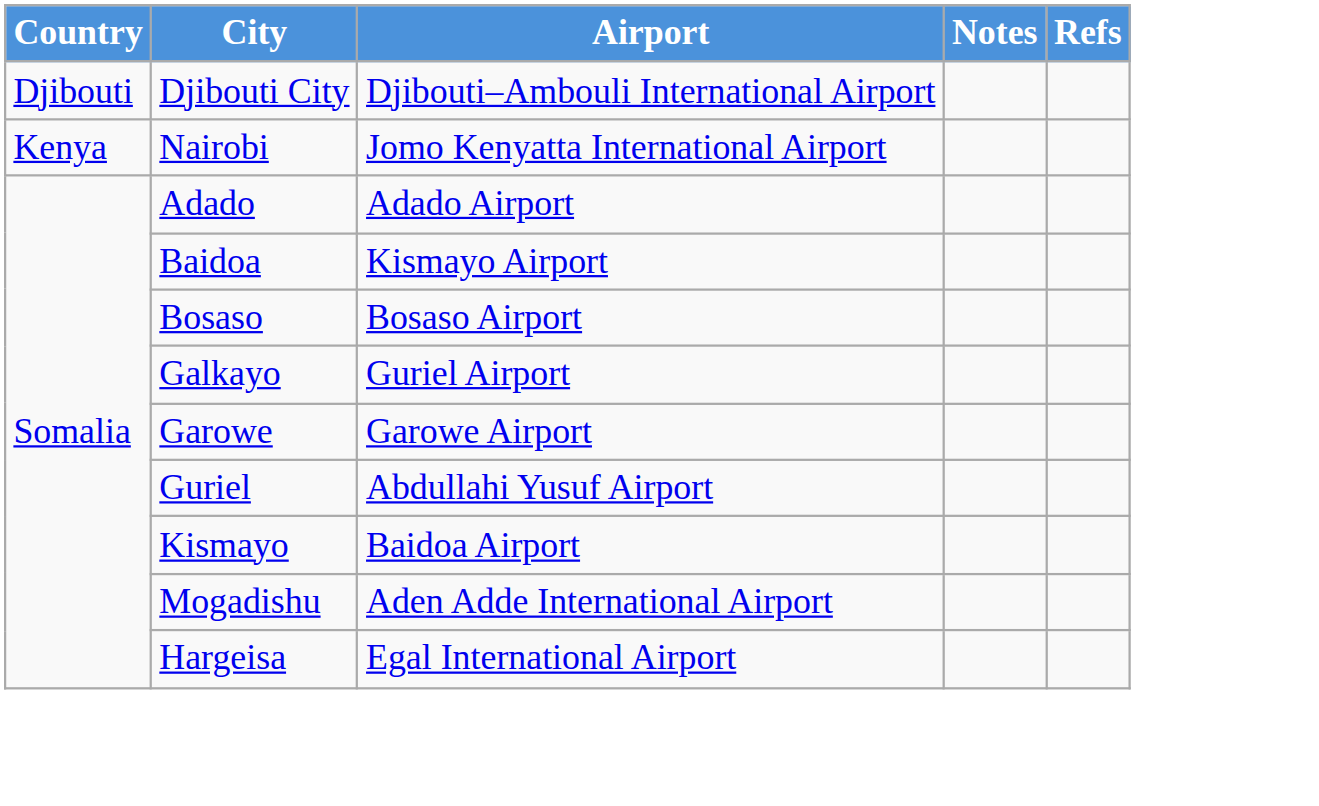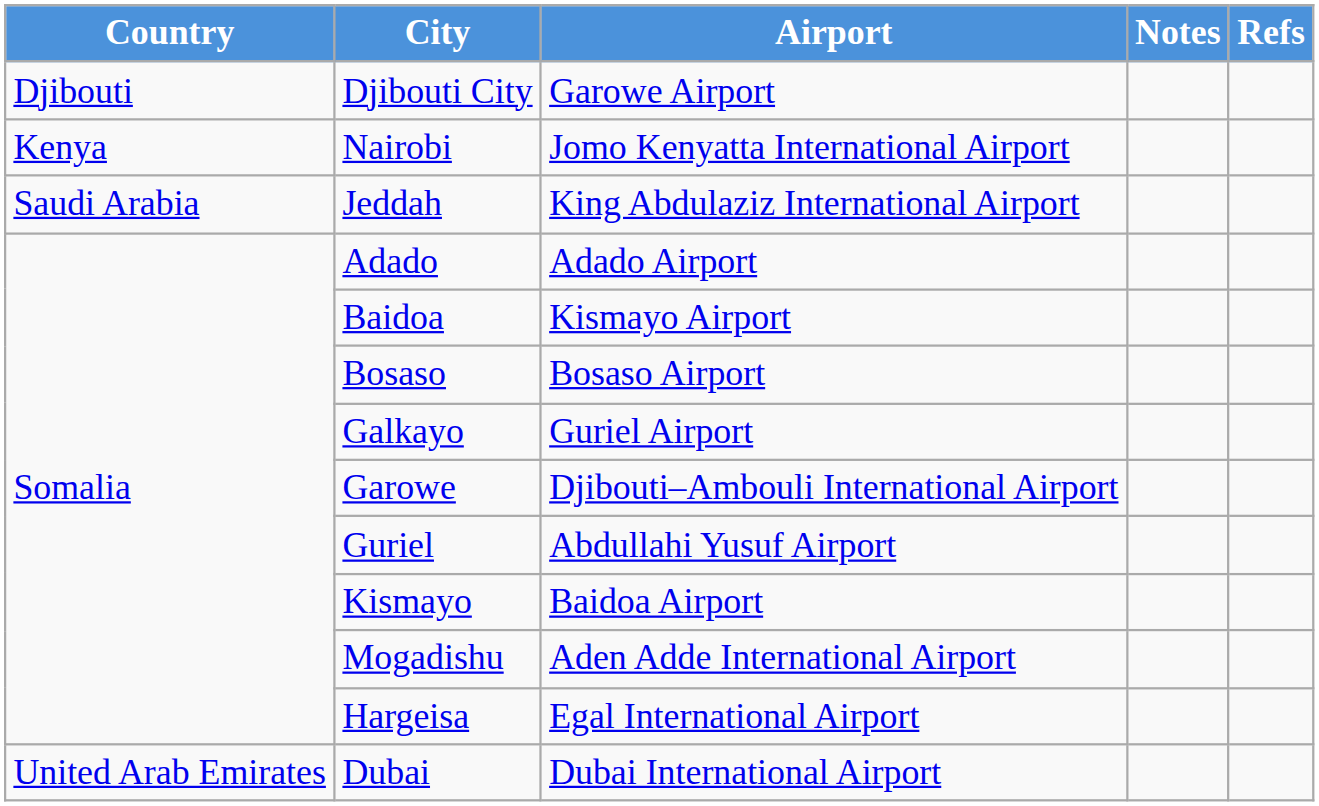(651, 89) Djibouti–Ambouli International Airport -> (662, 89) Garowe Airport
+ row: (392, 203)
(479, 430) Garowe Airport -> (834, 487) Djibouti–Ambouli International Airport
+ row: (386, 771)
